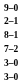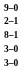- row: (1, 49)
